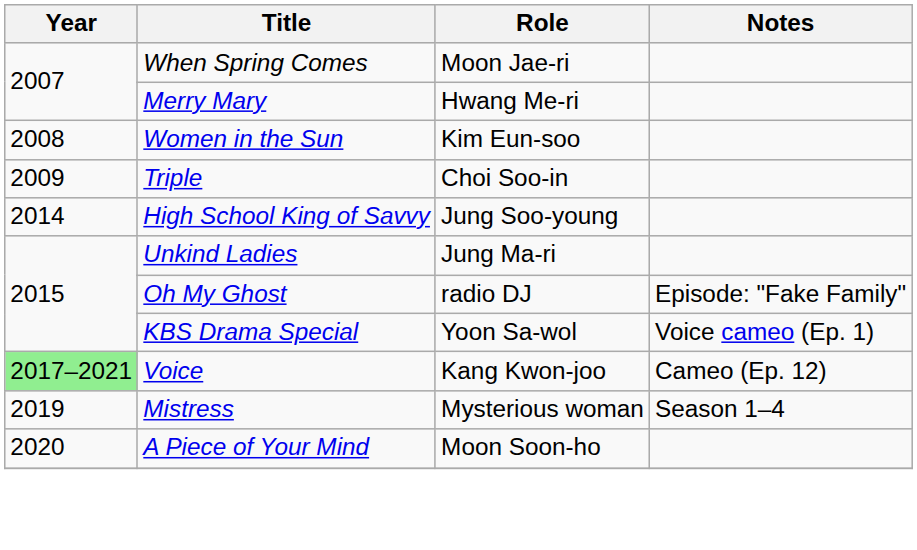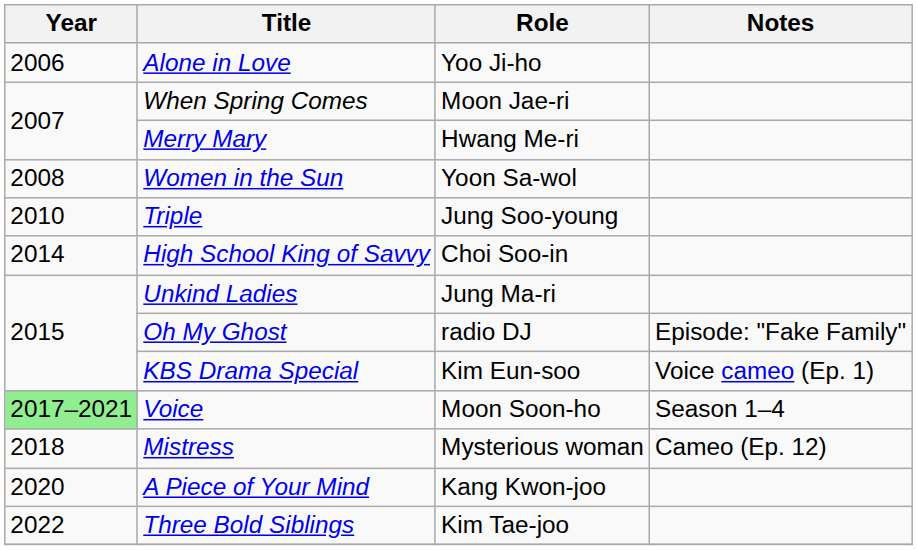+ row: (217, 62)
(511, 139) Kim Eun-soo -> (509, 178) Yoon Sa-wol
(37, 178) 2009 -> (37, 216) 2010
(505, 178) Choi Soo-in -> (530, 216) Jung Soo-young
(530, 216) Jung Soo-young -> (505, 255) Choi Soo-in
(509, 332) Yoon Sa-wol -> (511, 370) Kim Eun-soo
(524, 370) Kang Kwon-joo -> (521, 409) Moon Soon-ho
(741, 370) Cameo (Ep. 12) -> (720, 409) Season 1–4
(37, 409) 2019 -> (37, 448) 2018
(720, 409) Season 1–4 -> (741, 448) Cameo (Ep. 12)
(521, 448) Moon Soon-ho -> (524, 486) Kang Kwon-joo
+ row: (249, 525)
